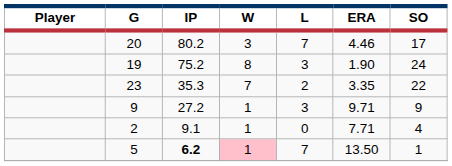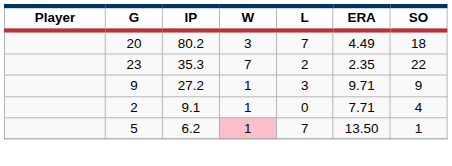(362, 43) 4.46 -> (362, 43) 4.49
(419, 43) 17 -> (419, 43) 18
- row: (134, 64)
(362, 85) 3.35 -> (362, 64) 2.35
(191, 149) bold -> (191, 128) normal
